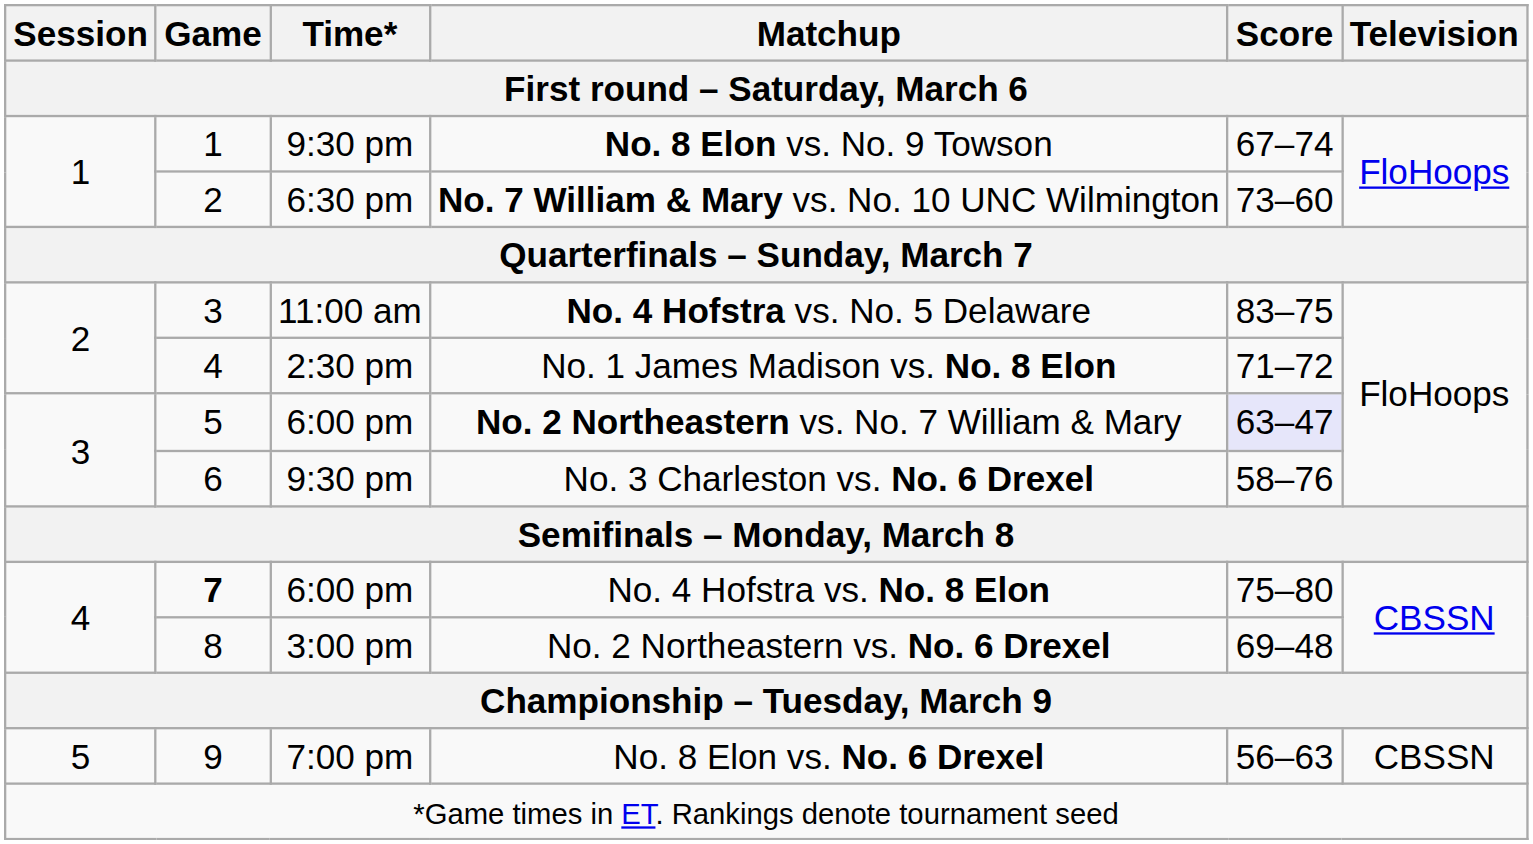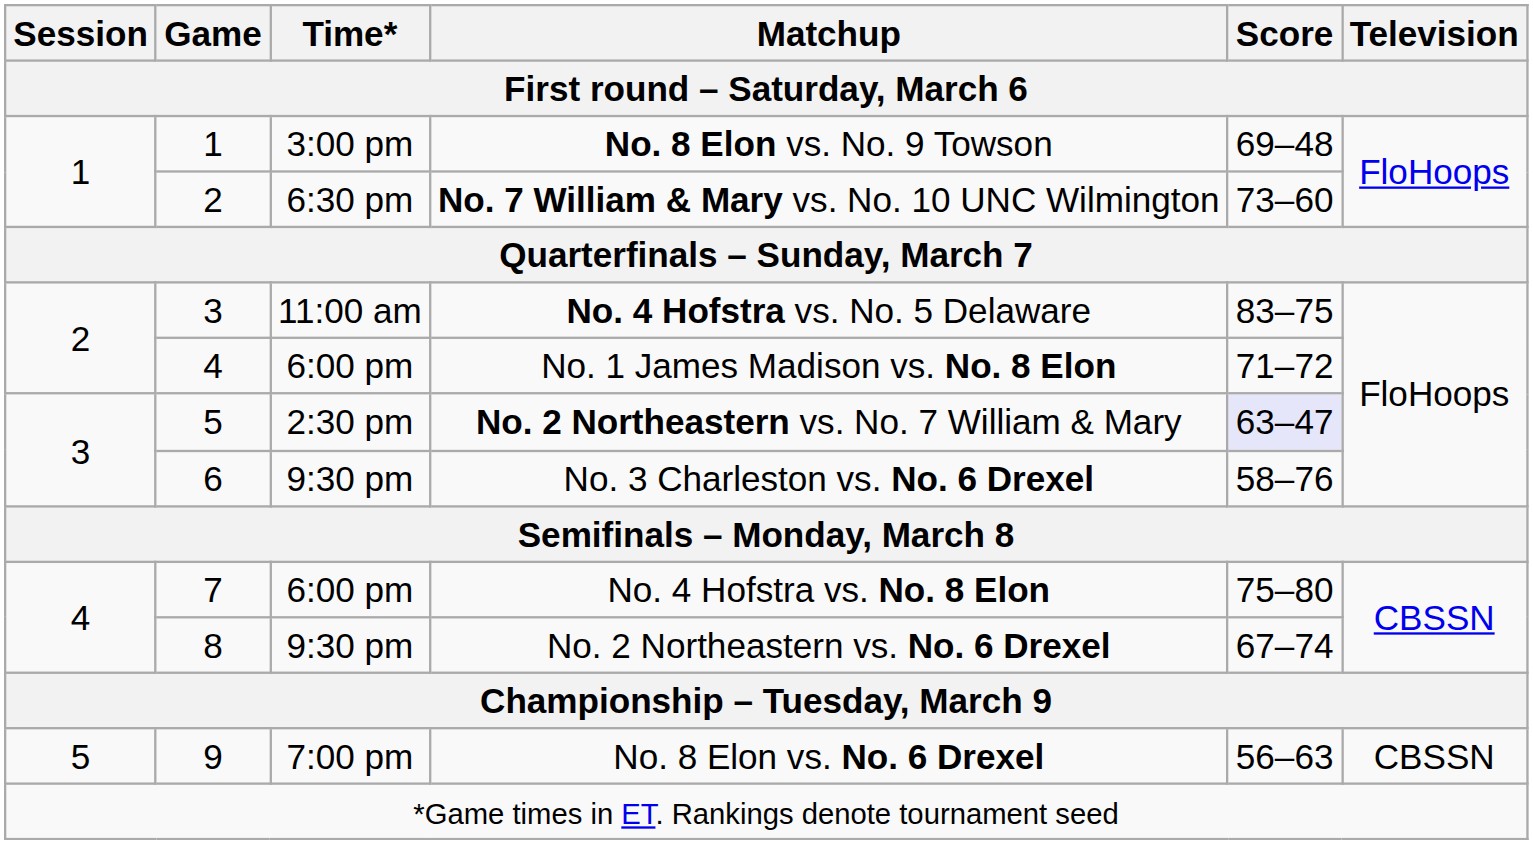(350, 144) 9:30 pm -> (350, 144) 3:00 pm
(1285, 144) 67–74 -> (1285, 144) 69–48
(350, 367) 2:30 pm -> (350, 367) 6:00 pm
(350, 422) 6:00 pm -> (350, 422) 2:30 pm
(213, 589) bold -> (213, 589) normal
(350, 645) 3:00 pm -> (350, 645) 9:30 pm
(1285, 645) 69–48 -> (1285, 645) 67–74
